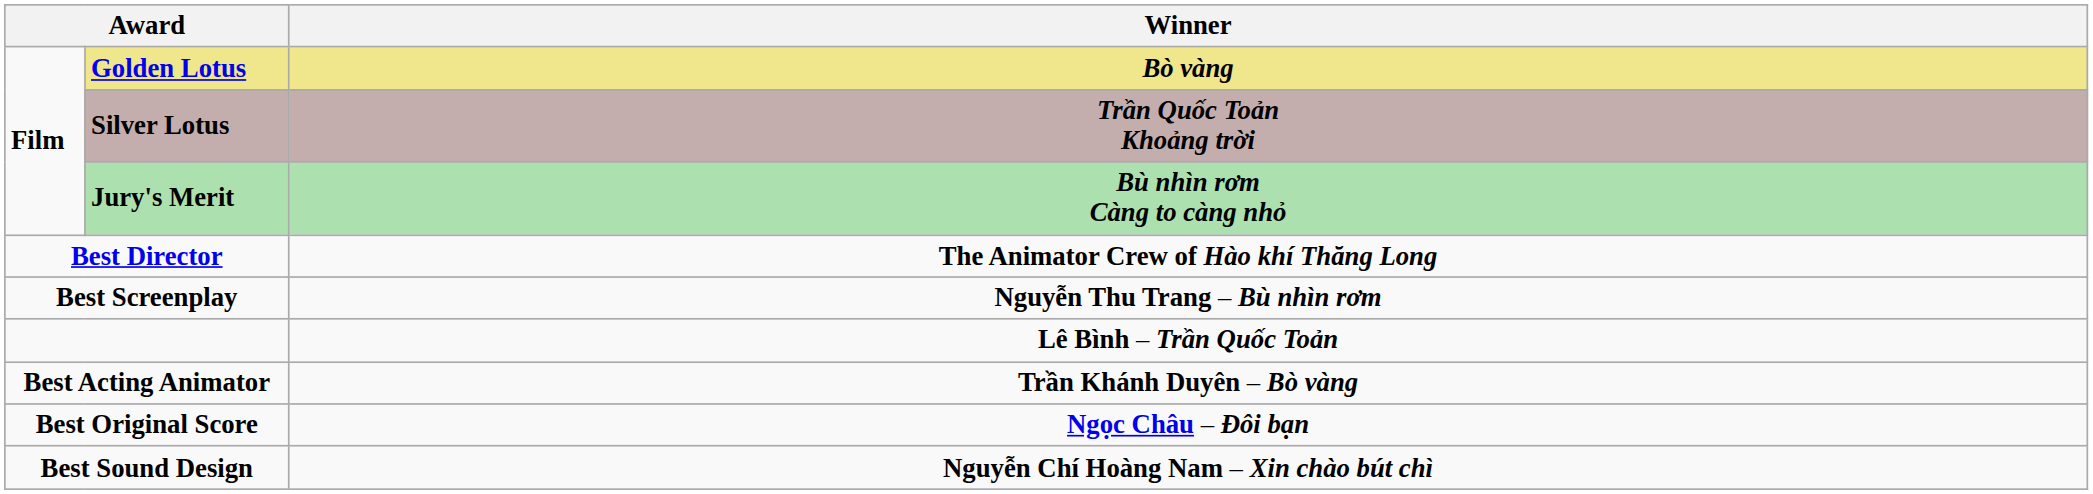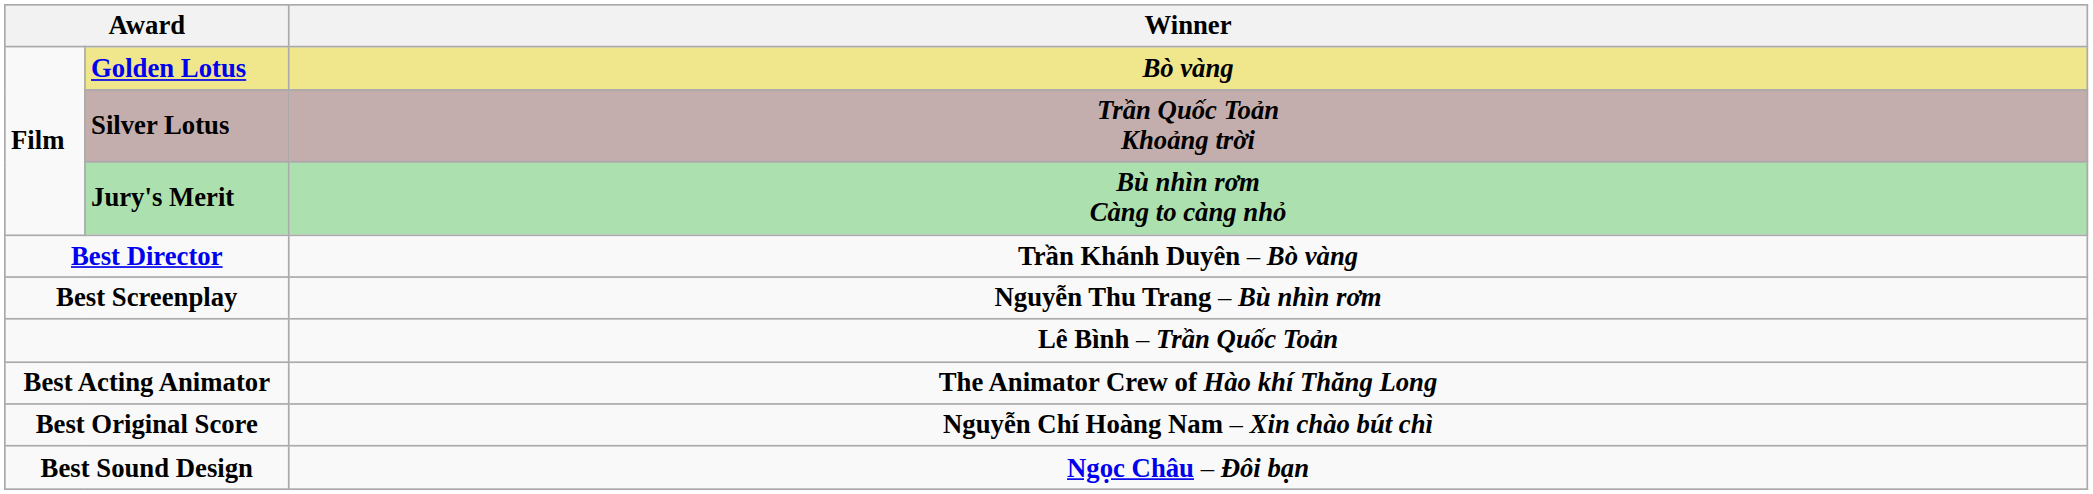(1188, 255) The Animator Crew of Hào khí Thăng Long -> (1188, 255) Trần Khánh Duyên – Bò vàng
(1188, 382) Trần Khánh Duyên – Bò vàng -> (1188, 382) The Animator Crew of Hào khí Thăng Long
(1188, 424) Ngọc Châu – Đôi bạn -> (1188, 424) Nguyễn Chí Hoàng Nam – Xin chào bút chì
(1188, 467) Nguyễn Chí Hoàng Nam – Xin chào bút chì -> (1188, 467) Ngọc Châu – Đôi bạn
